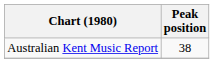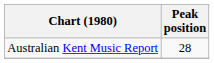(185, 48) 38 -> (185, 48) 28
